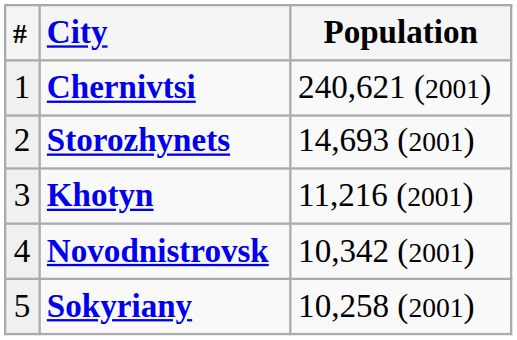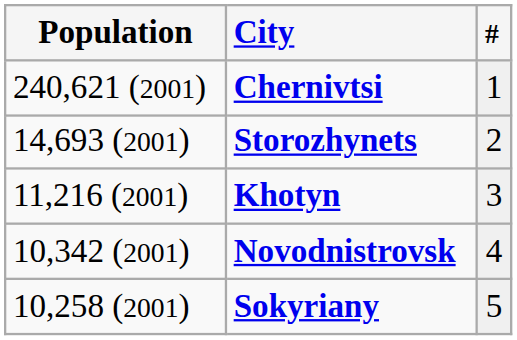columns swapped: (20, 34) <-> (401, 32)
